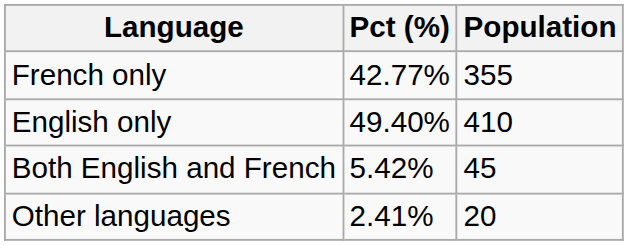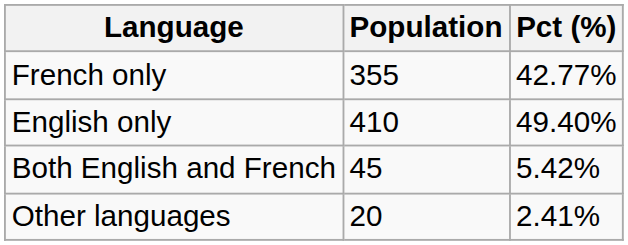columns swapped: (540, 27) <-> (400, 27)
